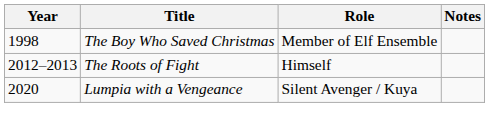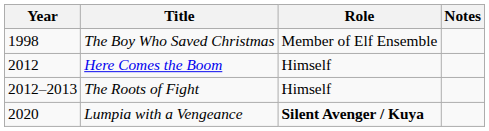+ row: (153, 65)
(349, 89) normal -> (353, 114) bold
